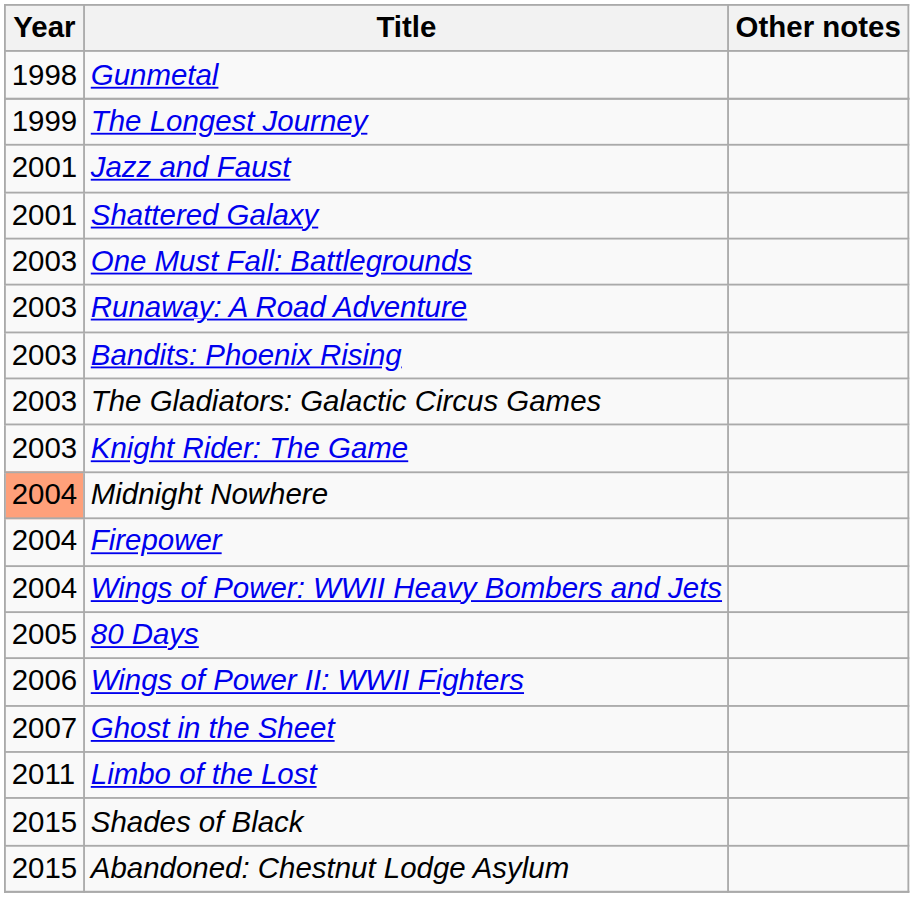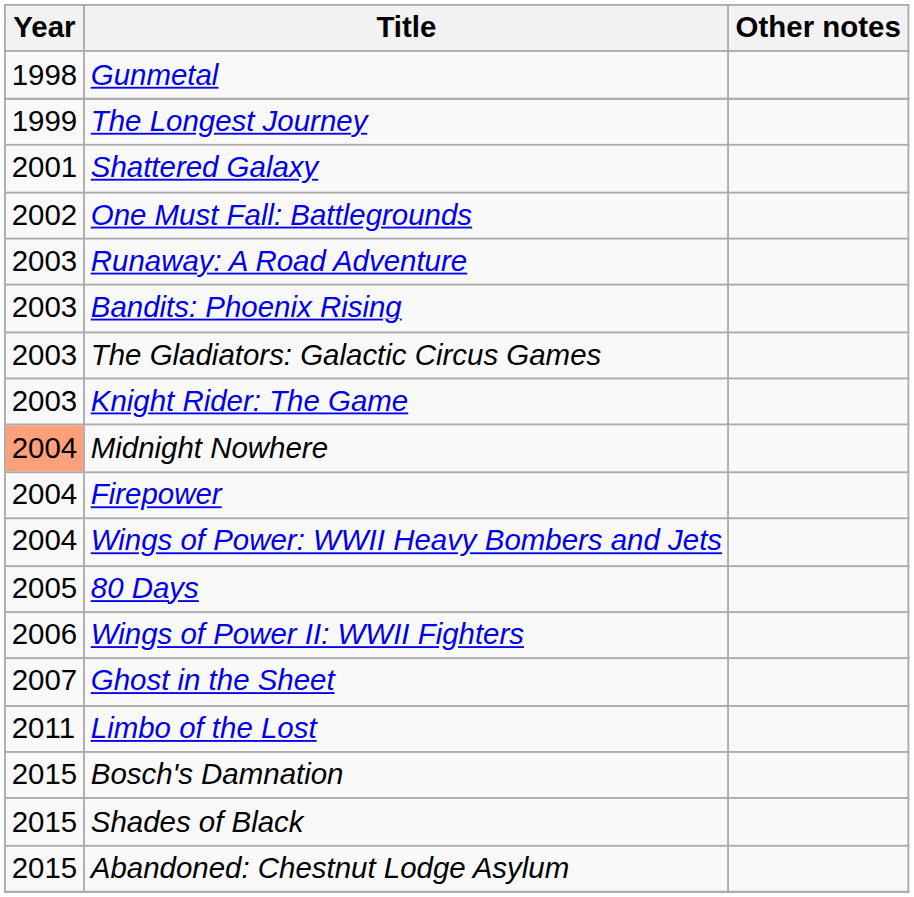- row: (191, 167)
(44, 261) 2003 -> (44, 214) 2002
+ row: (217, 774)
